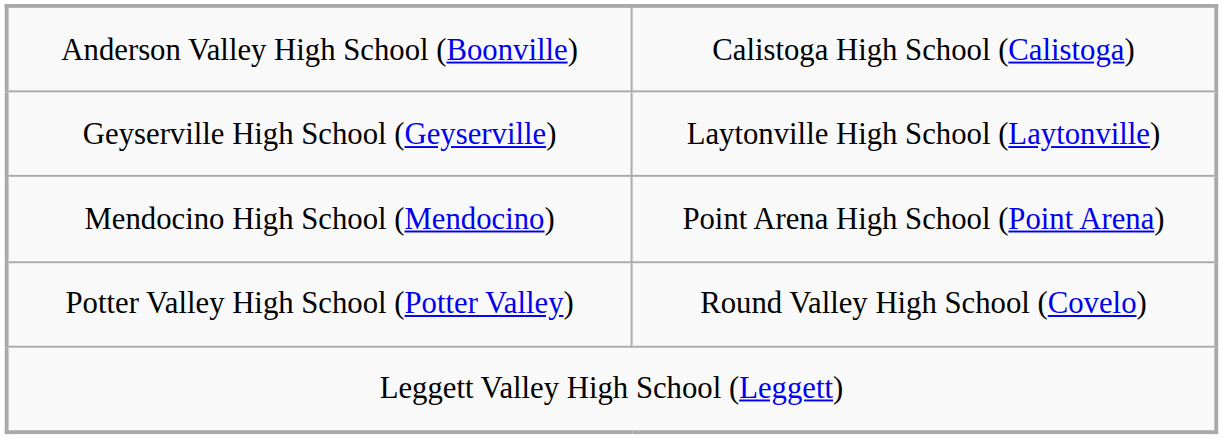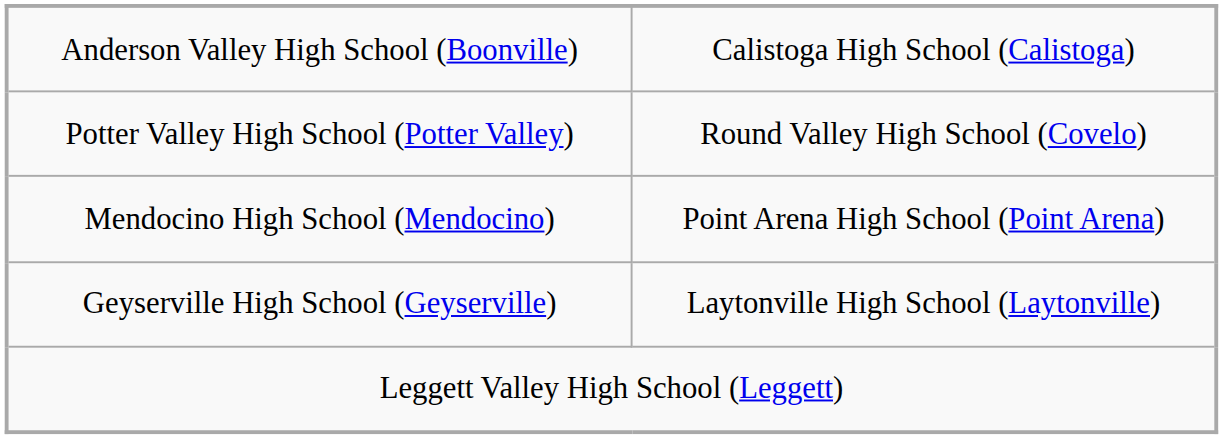rows swapped: (320, 133) <-> (320, 303)
